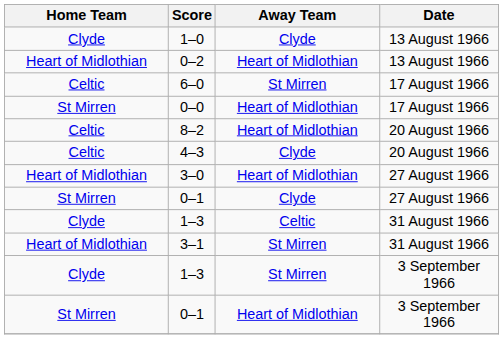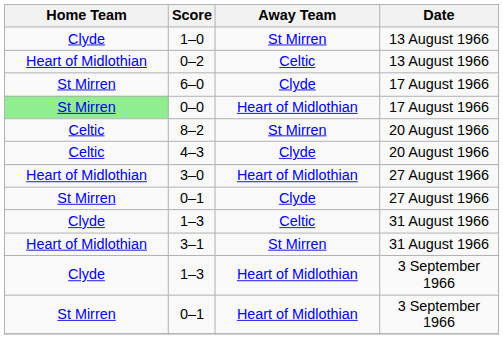(297, 38) Clyde -> (297, 38) St Mirren
(297, 61) Heart of Midlothian -> (297, 61) Celtic
(87, 84) Celtic -> (87, 84) St Mirren
(297, 84) St Mirren -> (297, 84) Clyde
(87, 107) no background -> (87, 107) lightgreen background
(297, 130) Heart of Midlothian -> (297, 130) St Mirren
(297, 275) St Mirren -> (297, 275) Heart of Midlothian
